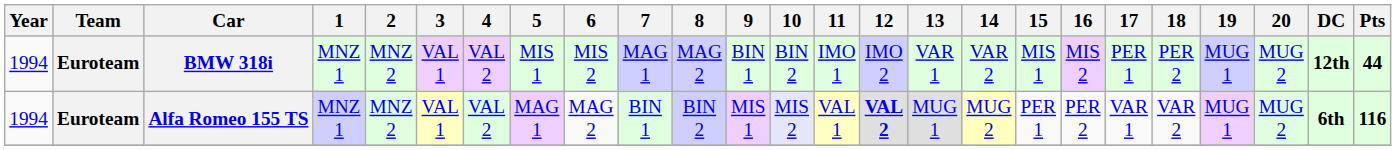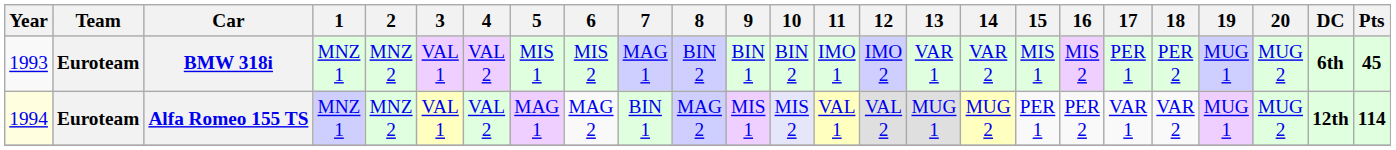(29, 63) 1994 -> (29, 63) 1993
(699, 63) MAG 2 -> (699, 63) BIN 2
(1331, 63) 12th -> (1330, 63) 6th
(1372, 63) 44 -> (1372, 63) 45
(29, 117) no background -> (29, 117) lightyellow background
(699, 117) BIN 2 -> (699, 117) MAG 2
(884, 117) bold -> (884, 117) normal
(1331, 117) 6th -> (1330, 117) 12th
(1372, 117) 116 -> (1372, 117) 114
